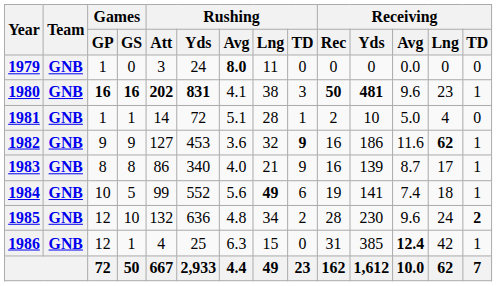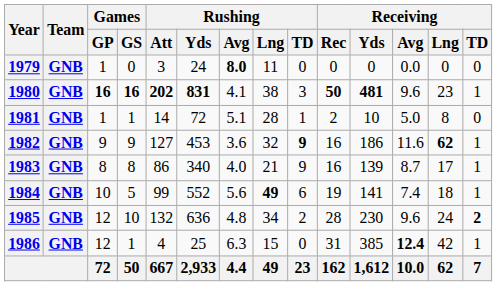(445, 117) 4 -> (445, 117) 8
